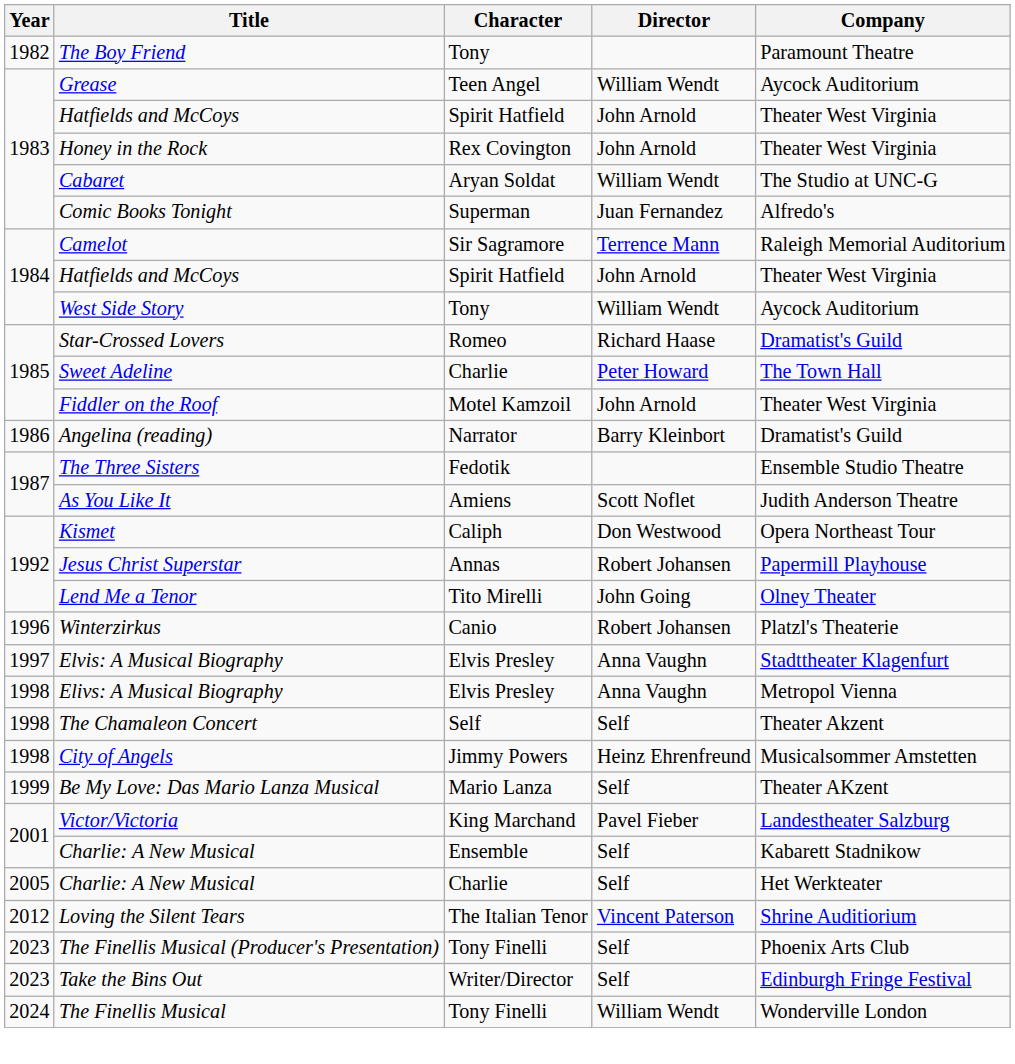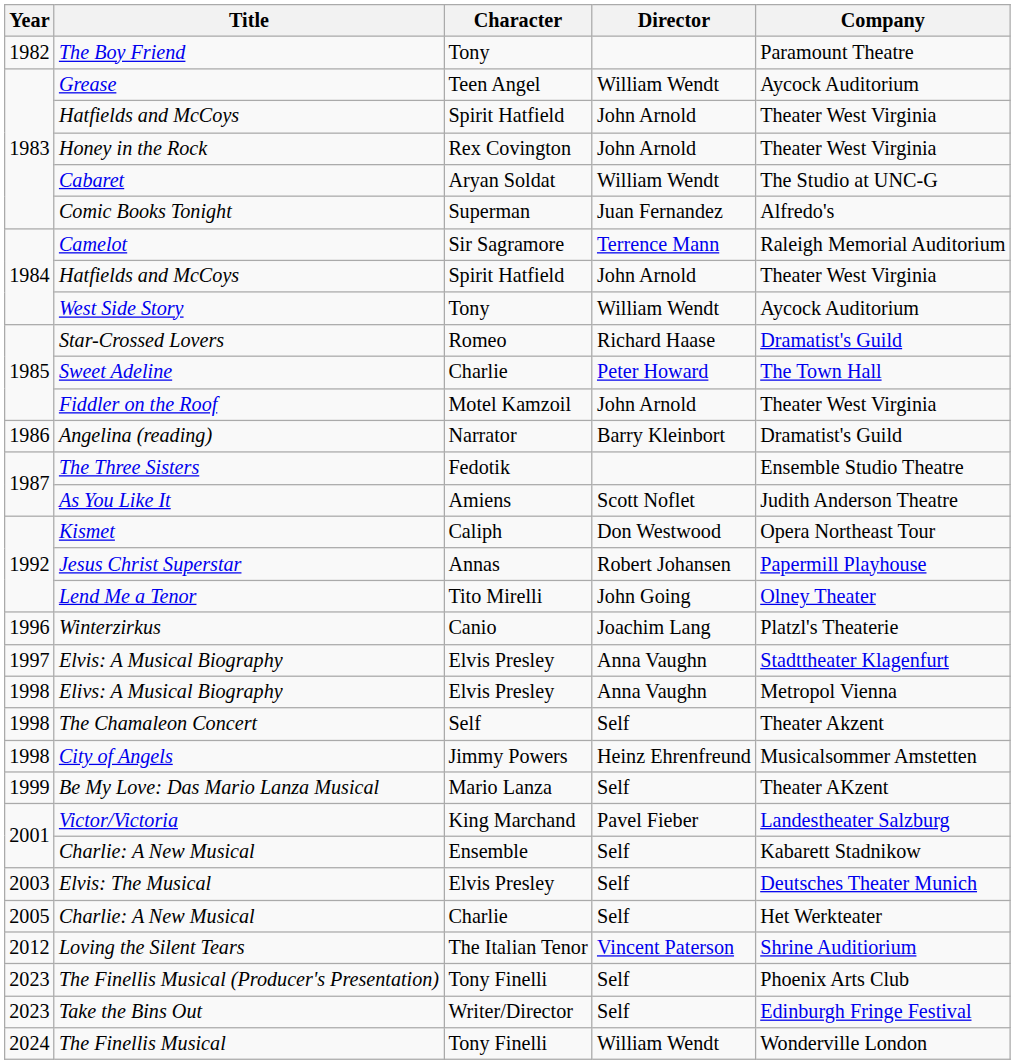(664, 627) Robert Johansen -> (654, 627) Joachim Lang
+ row: (29, 883)
